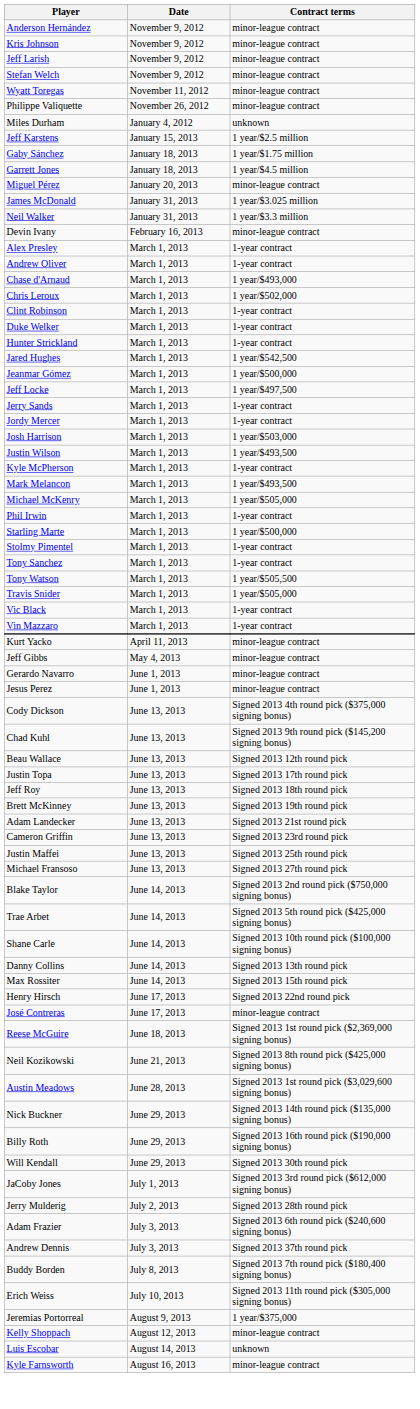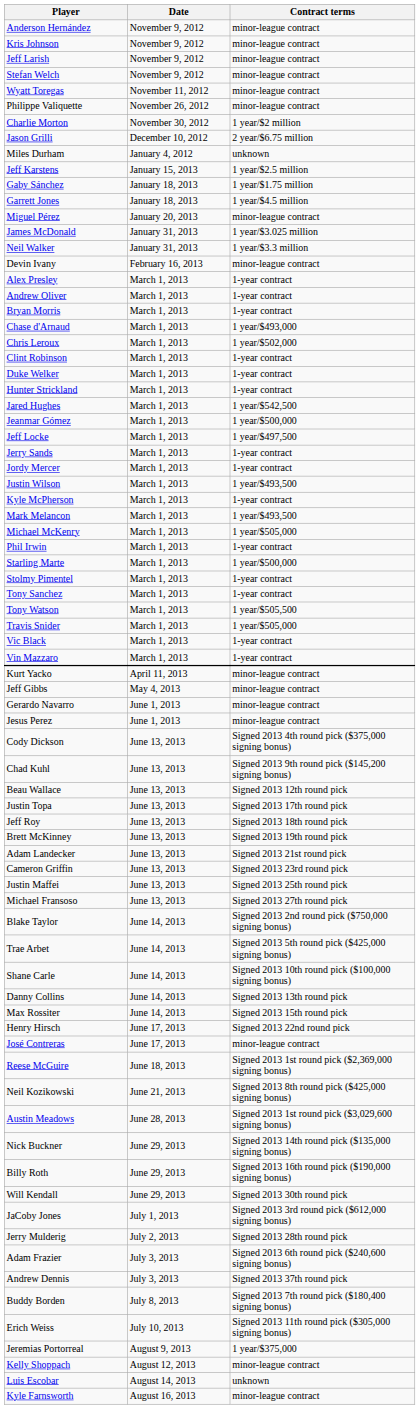+ row: (37, 122)
+ row: (30, 138)
+ row: (33, 311)
- row: (34, 437)
